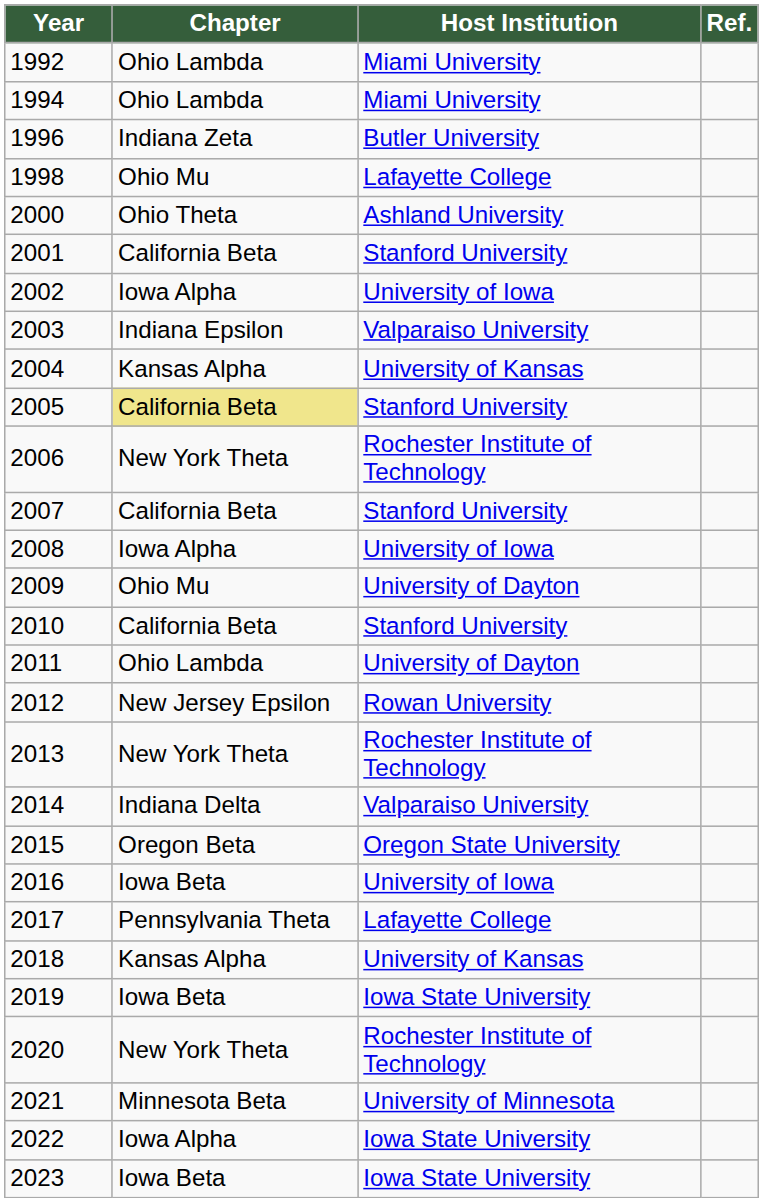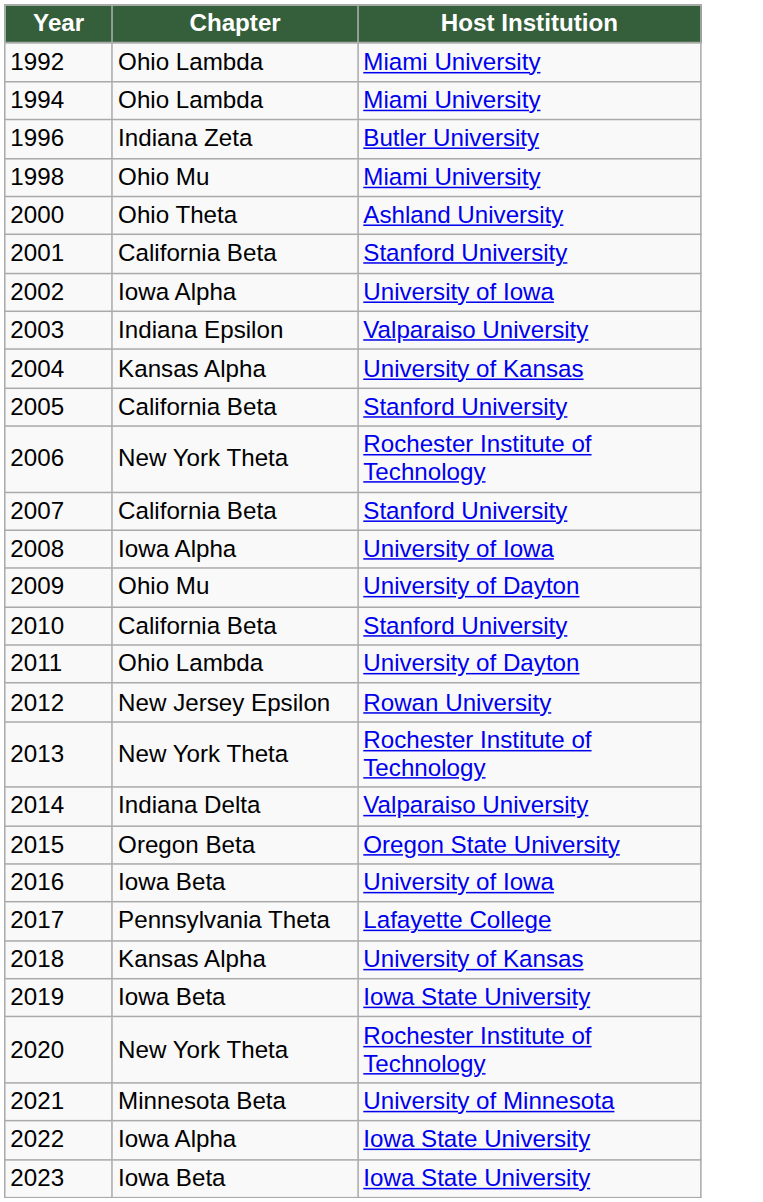- column: (729, 23)
(457, 176) Lafayette College -> (452, 176) Miami University
(197, 406) khaki background -> (197, 406) no background
